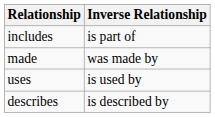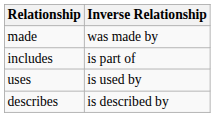rows swapped: (22, 58) <-> (30, 36)
